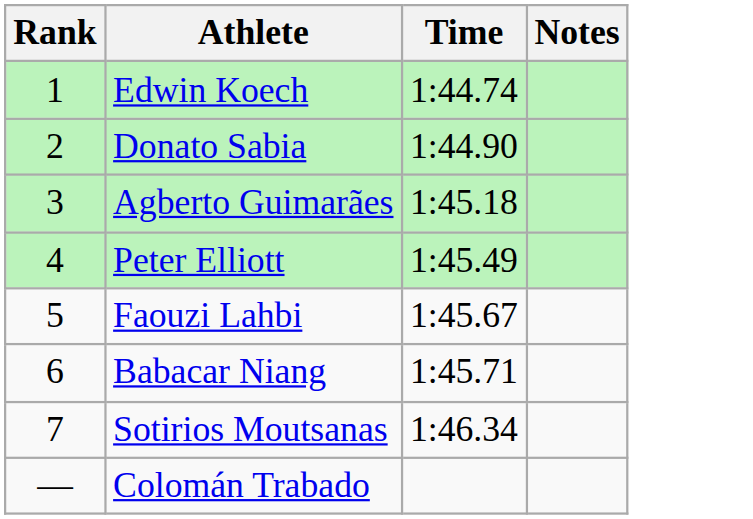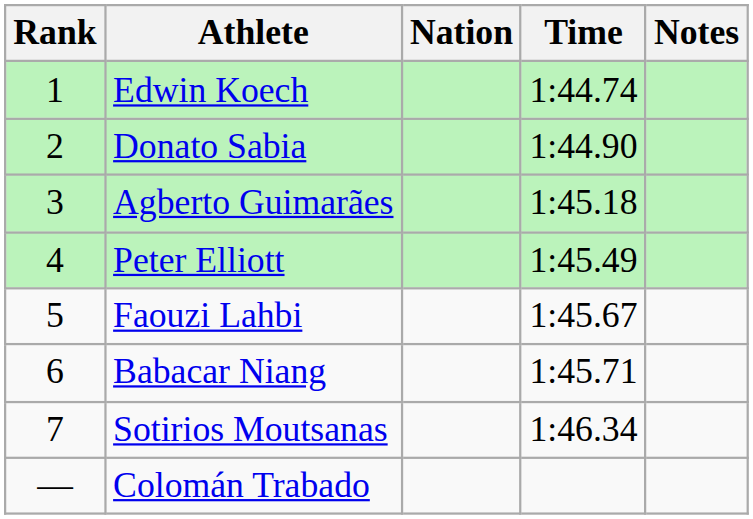+ column: (461, 32)
